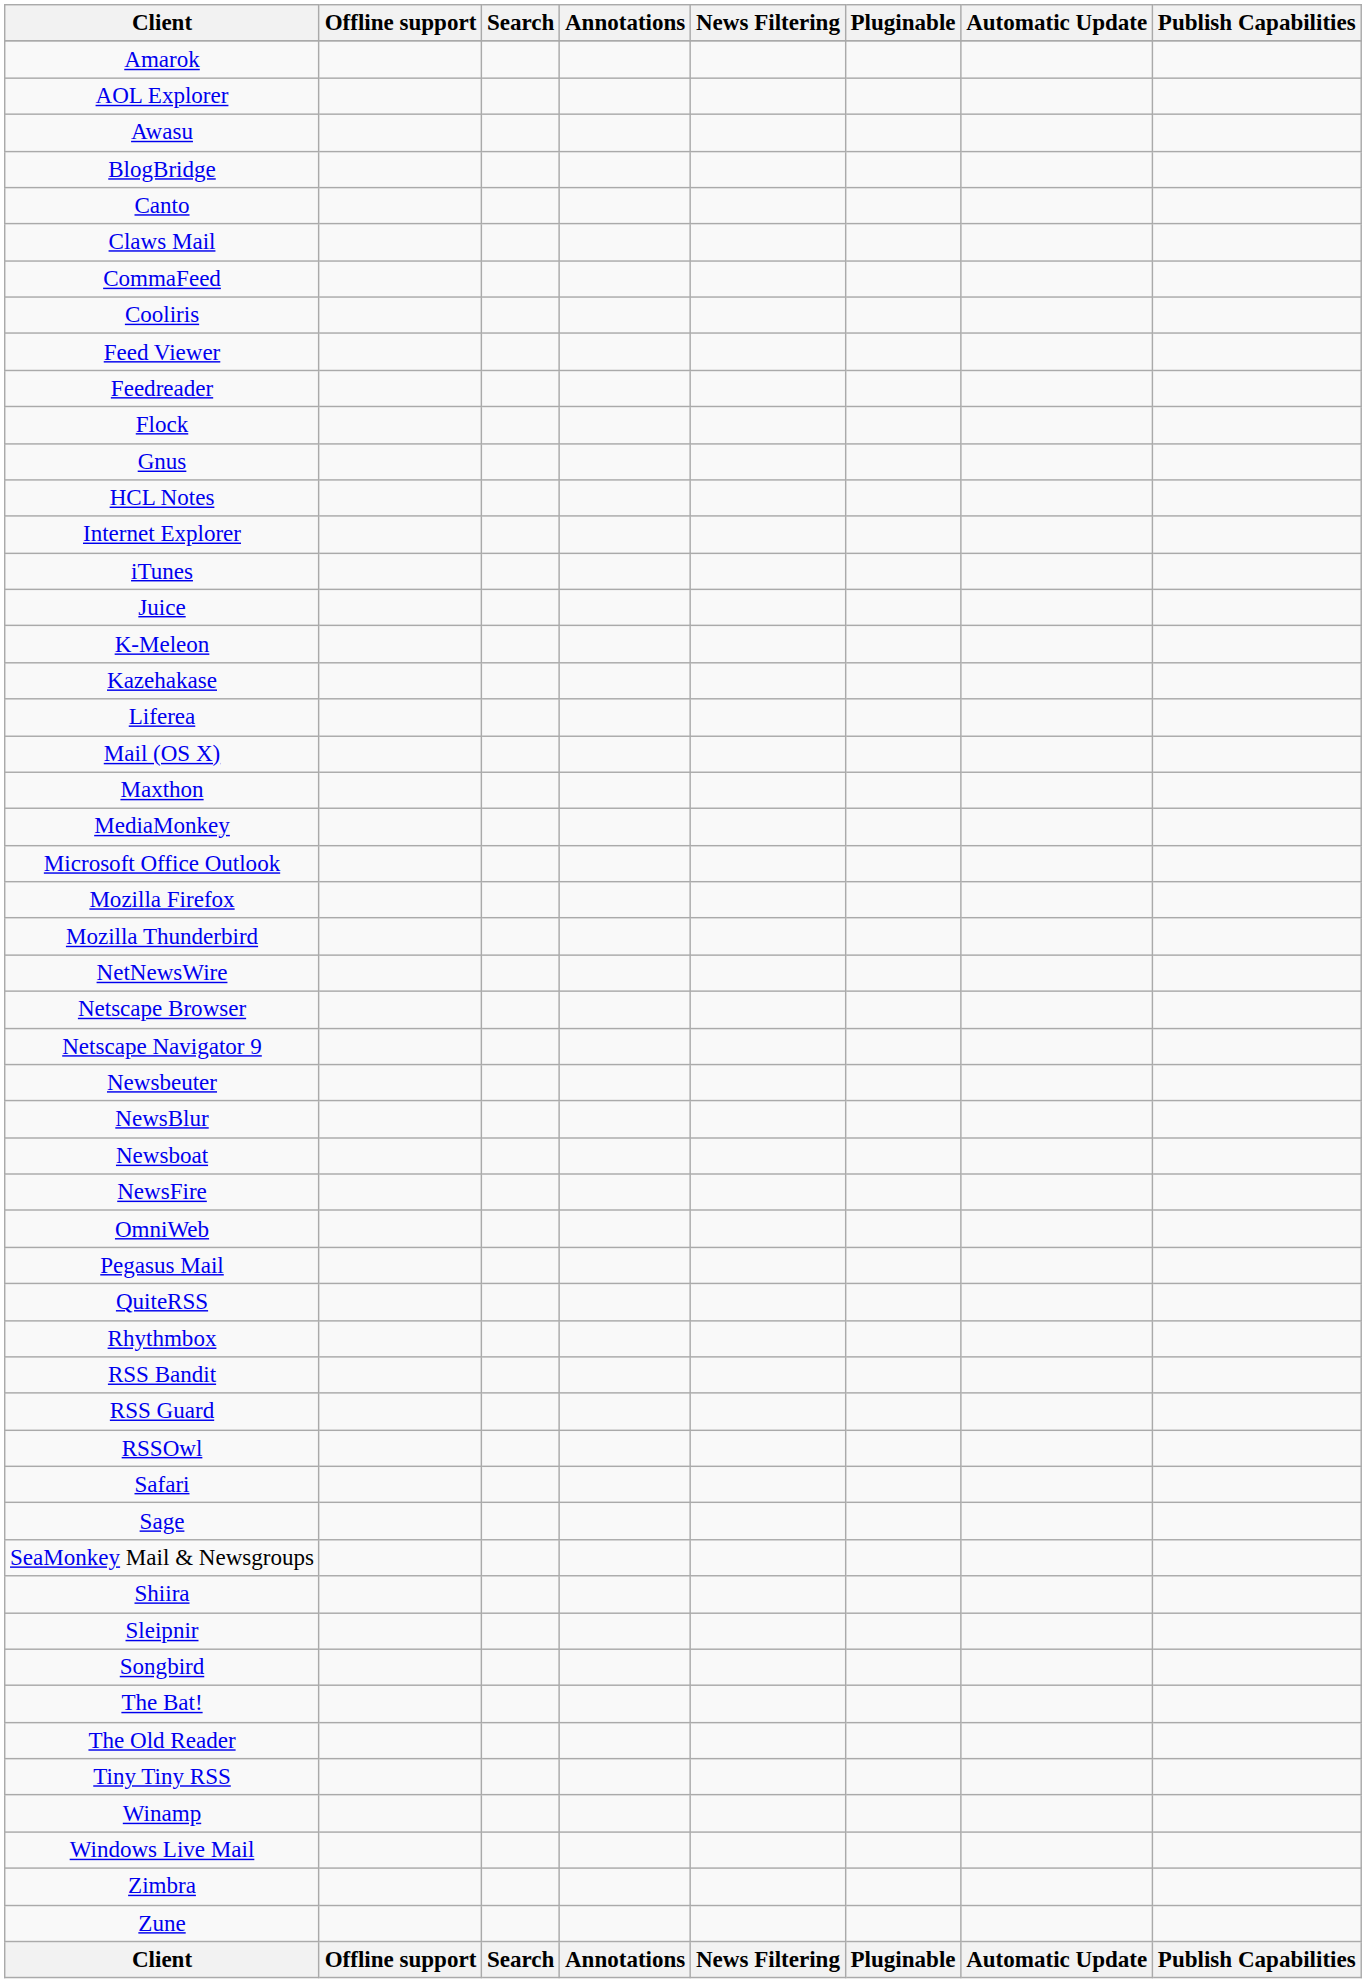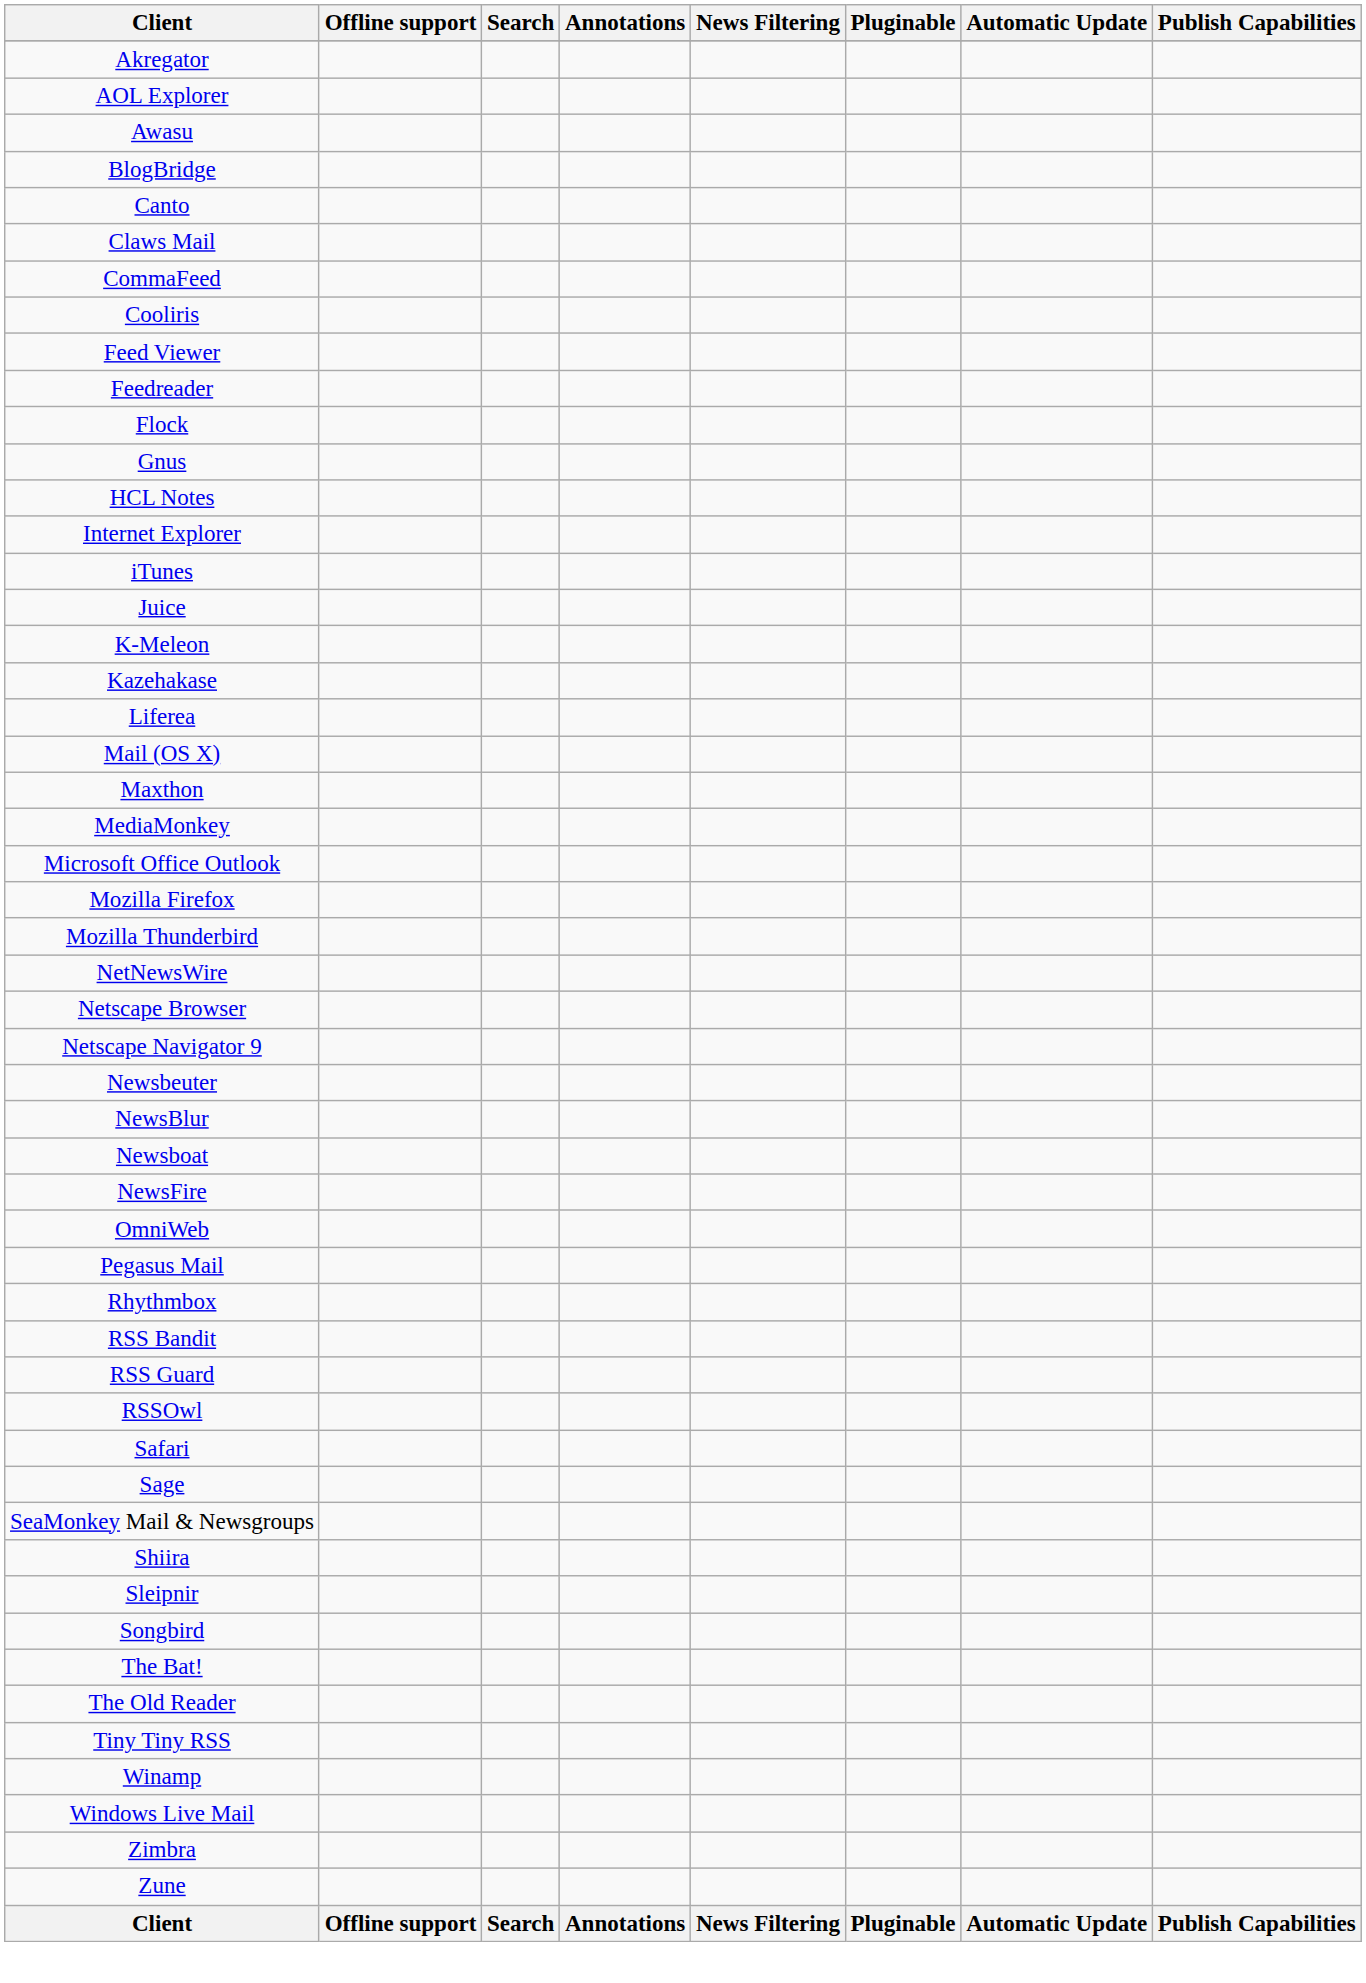+ row: (162, 59)
- row: (162, 59)
- row: (162, 1301)
